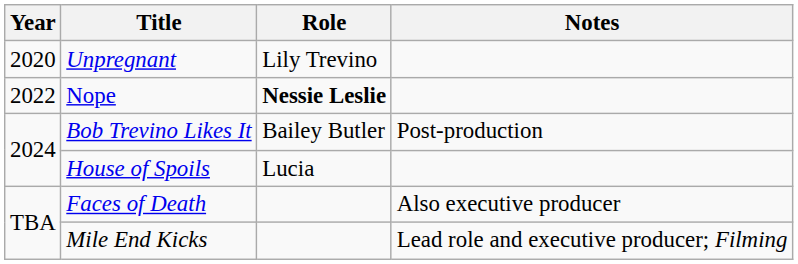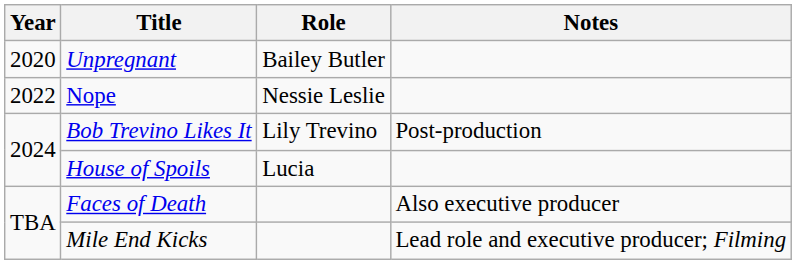(320, 58) Lily Trevino -> (324, 58) Bailey Butler
(324, 95) bold -> (324, 95) normal
(324, 131) Bailey Butler -> (320, 131) Lily Trevino
